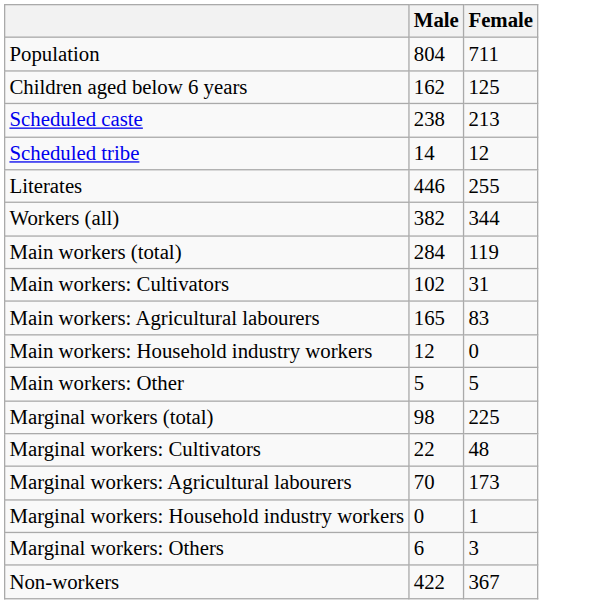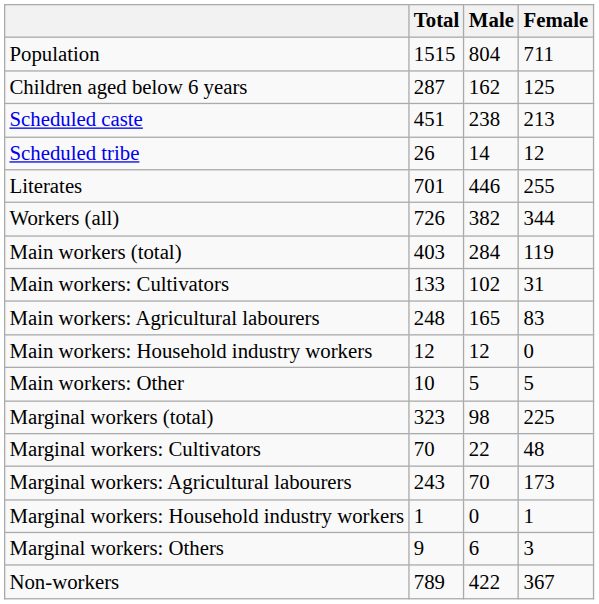+ column: (437, 20)
